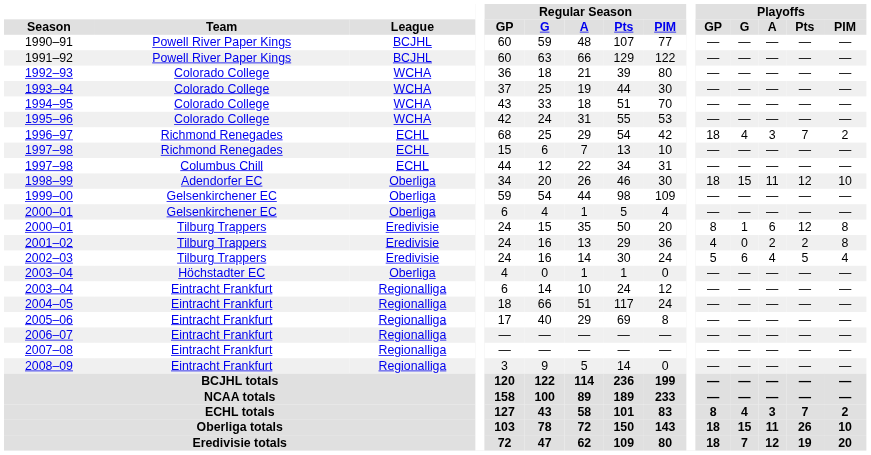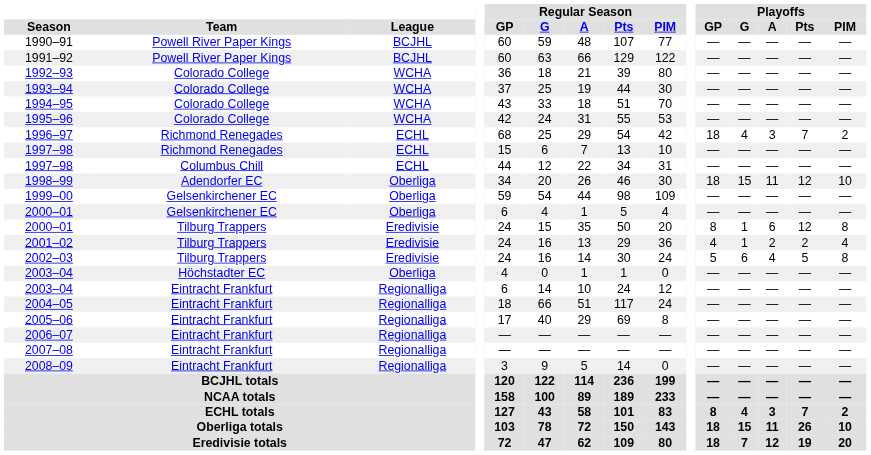(744, 242) 0 -> (744, 242) 1
(845, 242) 8 -> (845, 242) 4
(845, 258) 4 -> (845, 258) 8
